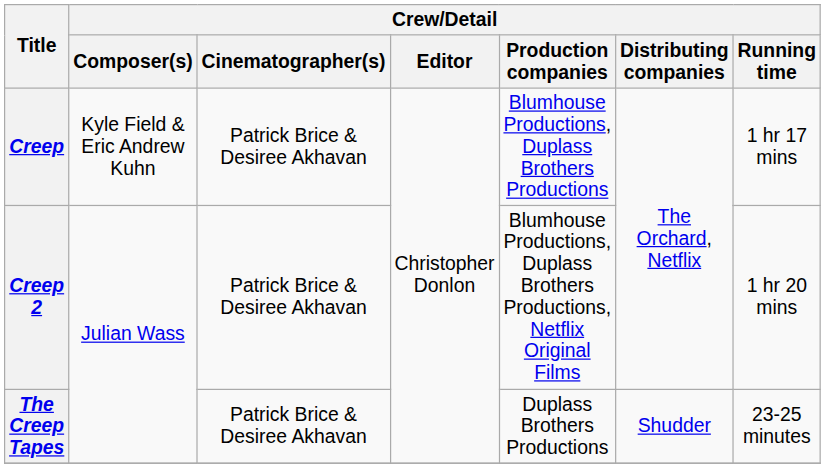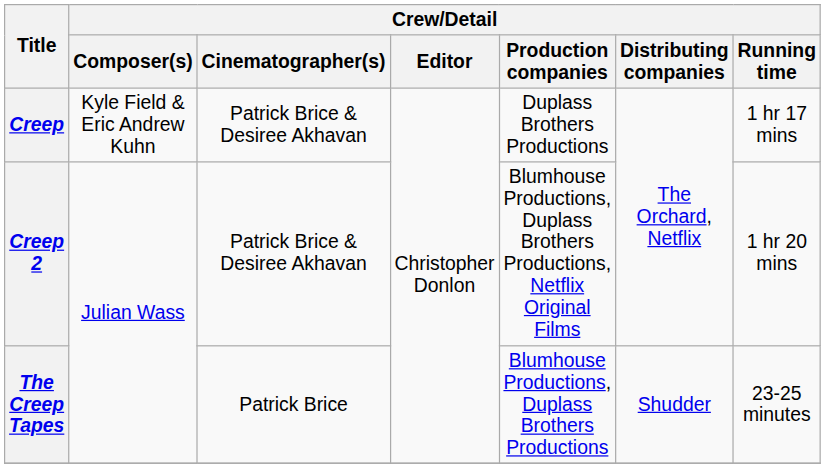(557, 146) Blumhouse Productions, Duplass Brothers Productions -> (557, 124) Duplass Brothers Productions
(294, 425) Patrick Brice & Desiree Akhavan -> (294, 404) Patrick Brice
(557, 425) Duplass Brothers Productions -> (557, 404) Blumhouse Productions, Duplass Brothers Productions
